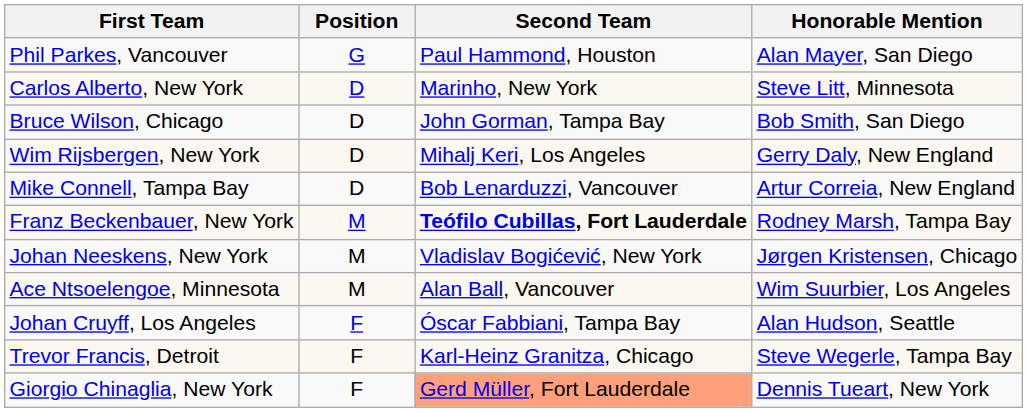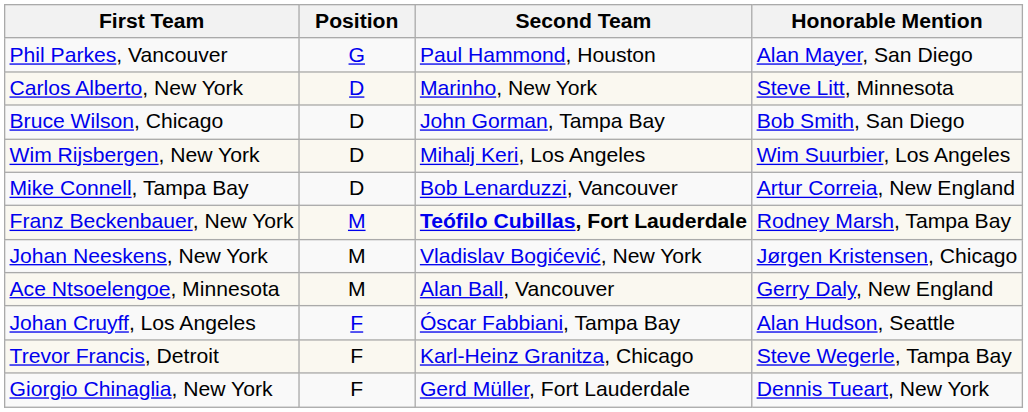(875, 155) Gerry Daly, New England -> (883, 155) Wim Suurbier, Los Angeles
(883, 289) Wim Suurbier, Los Angeles -> (875, 289) Gerry Daly, New England
(555, 389) lightsalmon background -> (555, 389) no background
